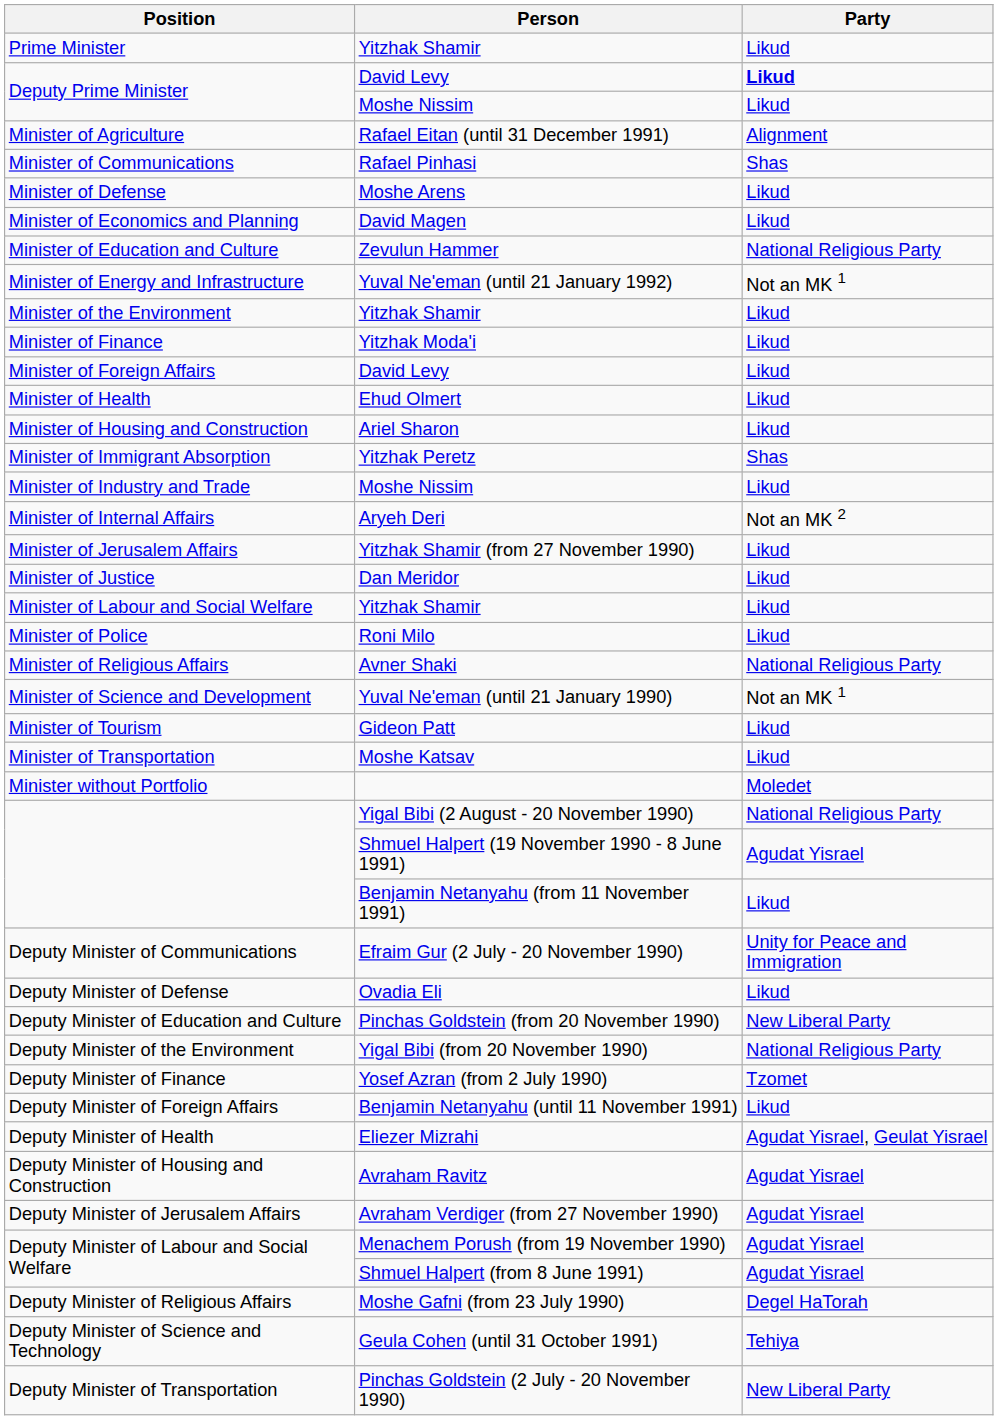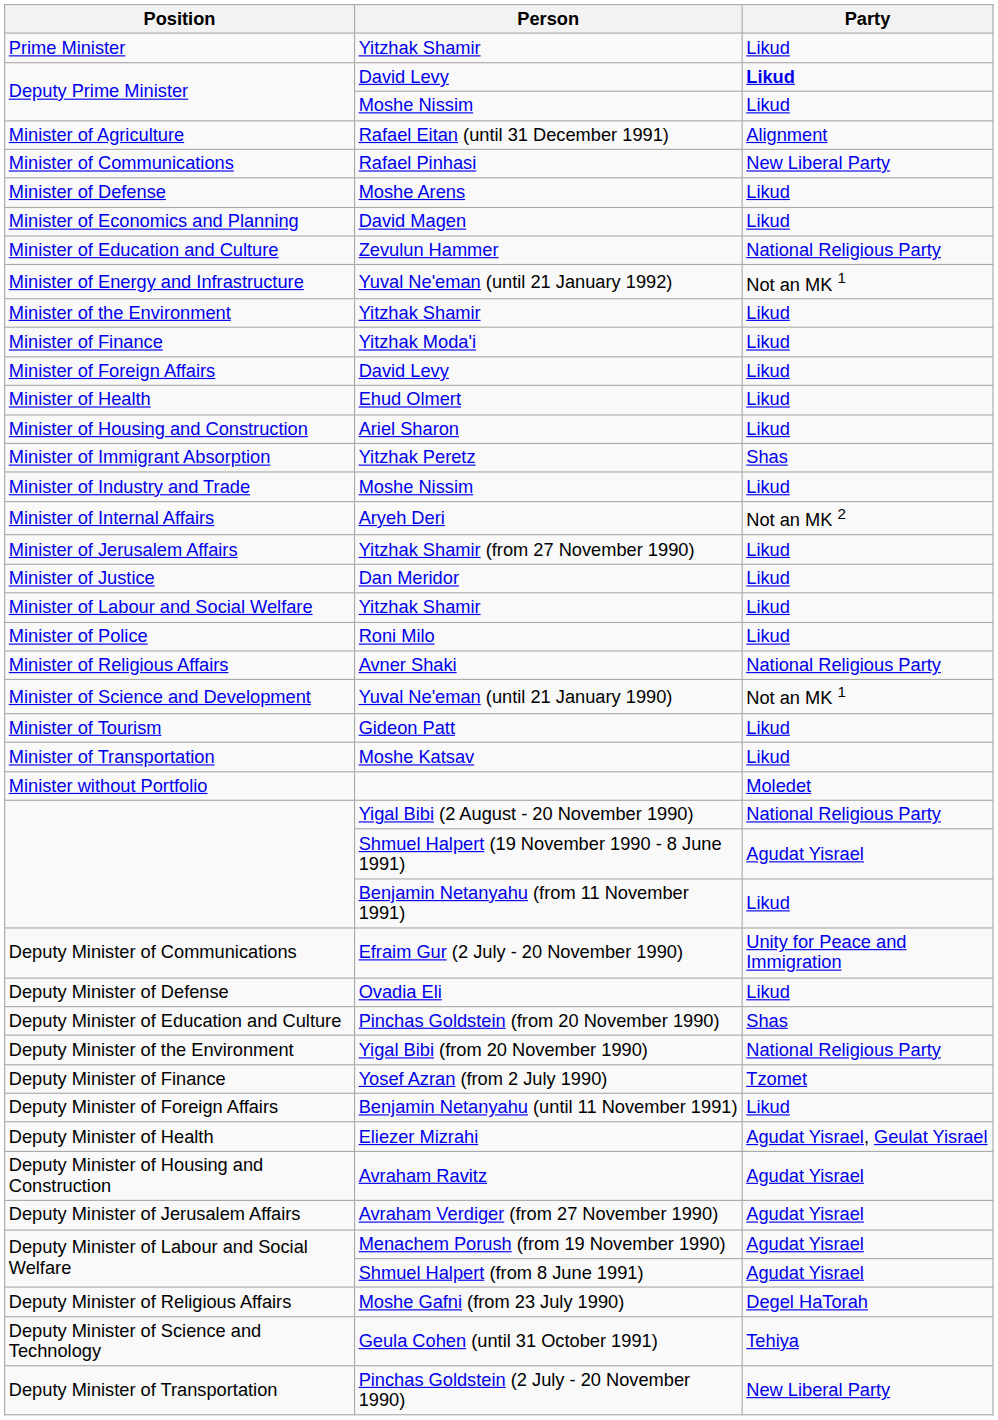(767, 163) Shas -> (818, 163) New Liberal Party
(818, 1021) New Liberal Party -> (767, 1021) Shas
